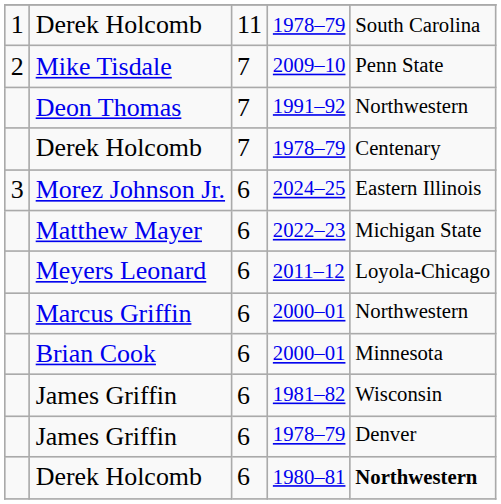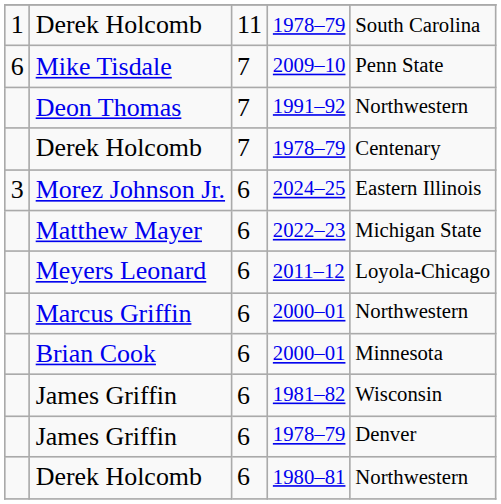(17, 66) 2 -> (17, 66) 6
(416, 477) bold -> (412, 477) normal
